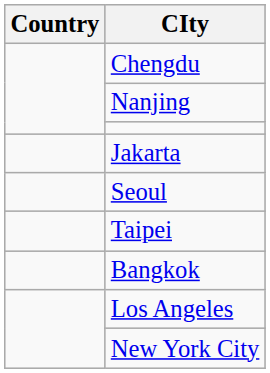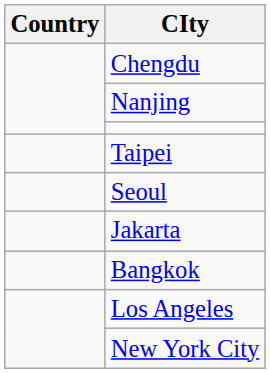rows swapped: (146, 152) <-> (141, 230)
